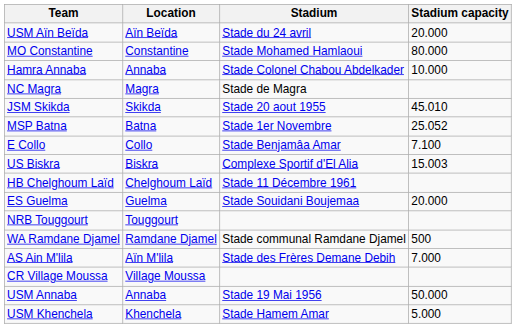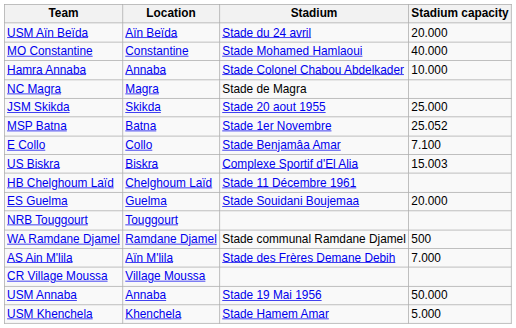(429, 51) 80.000 -> (429, 51) 40.000
(429, 107) 45.010 -> (429, 107) 25.000
